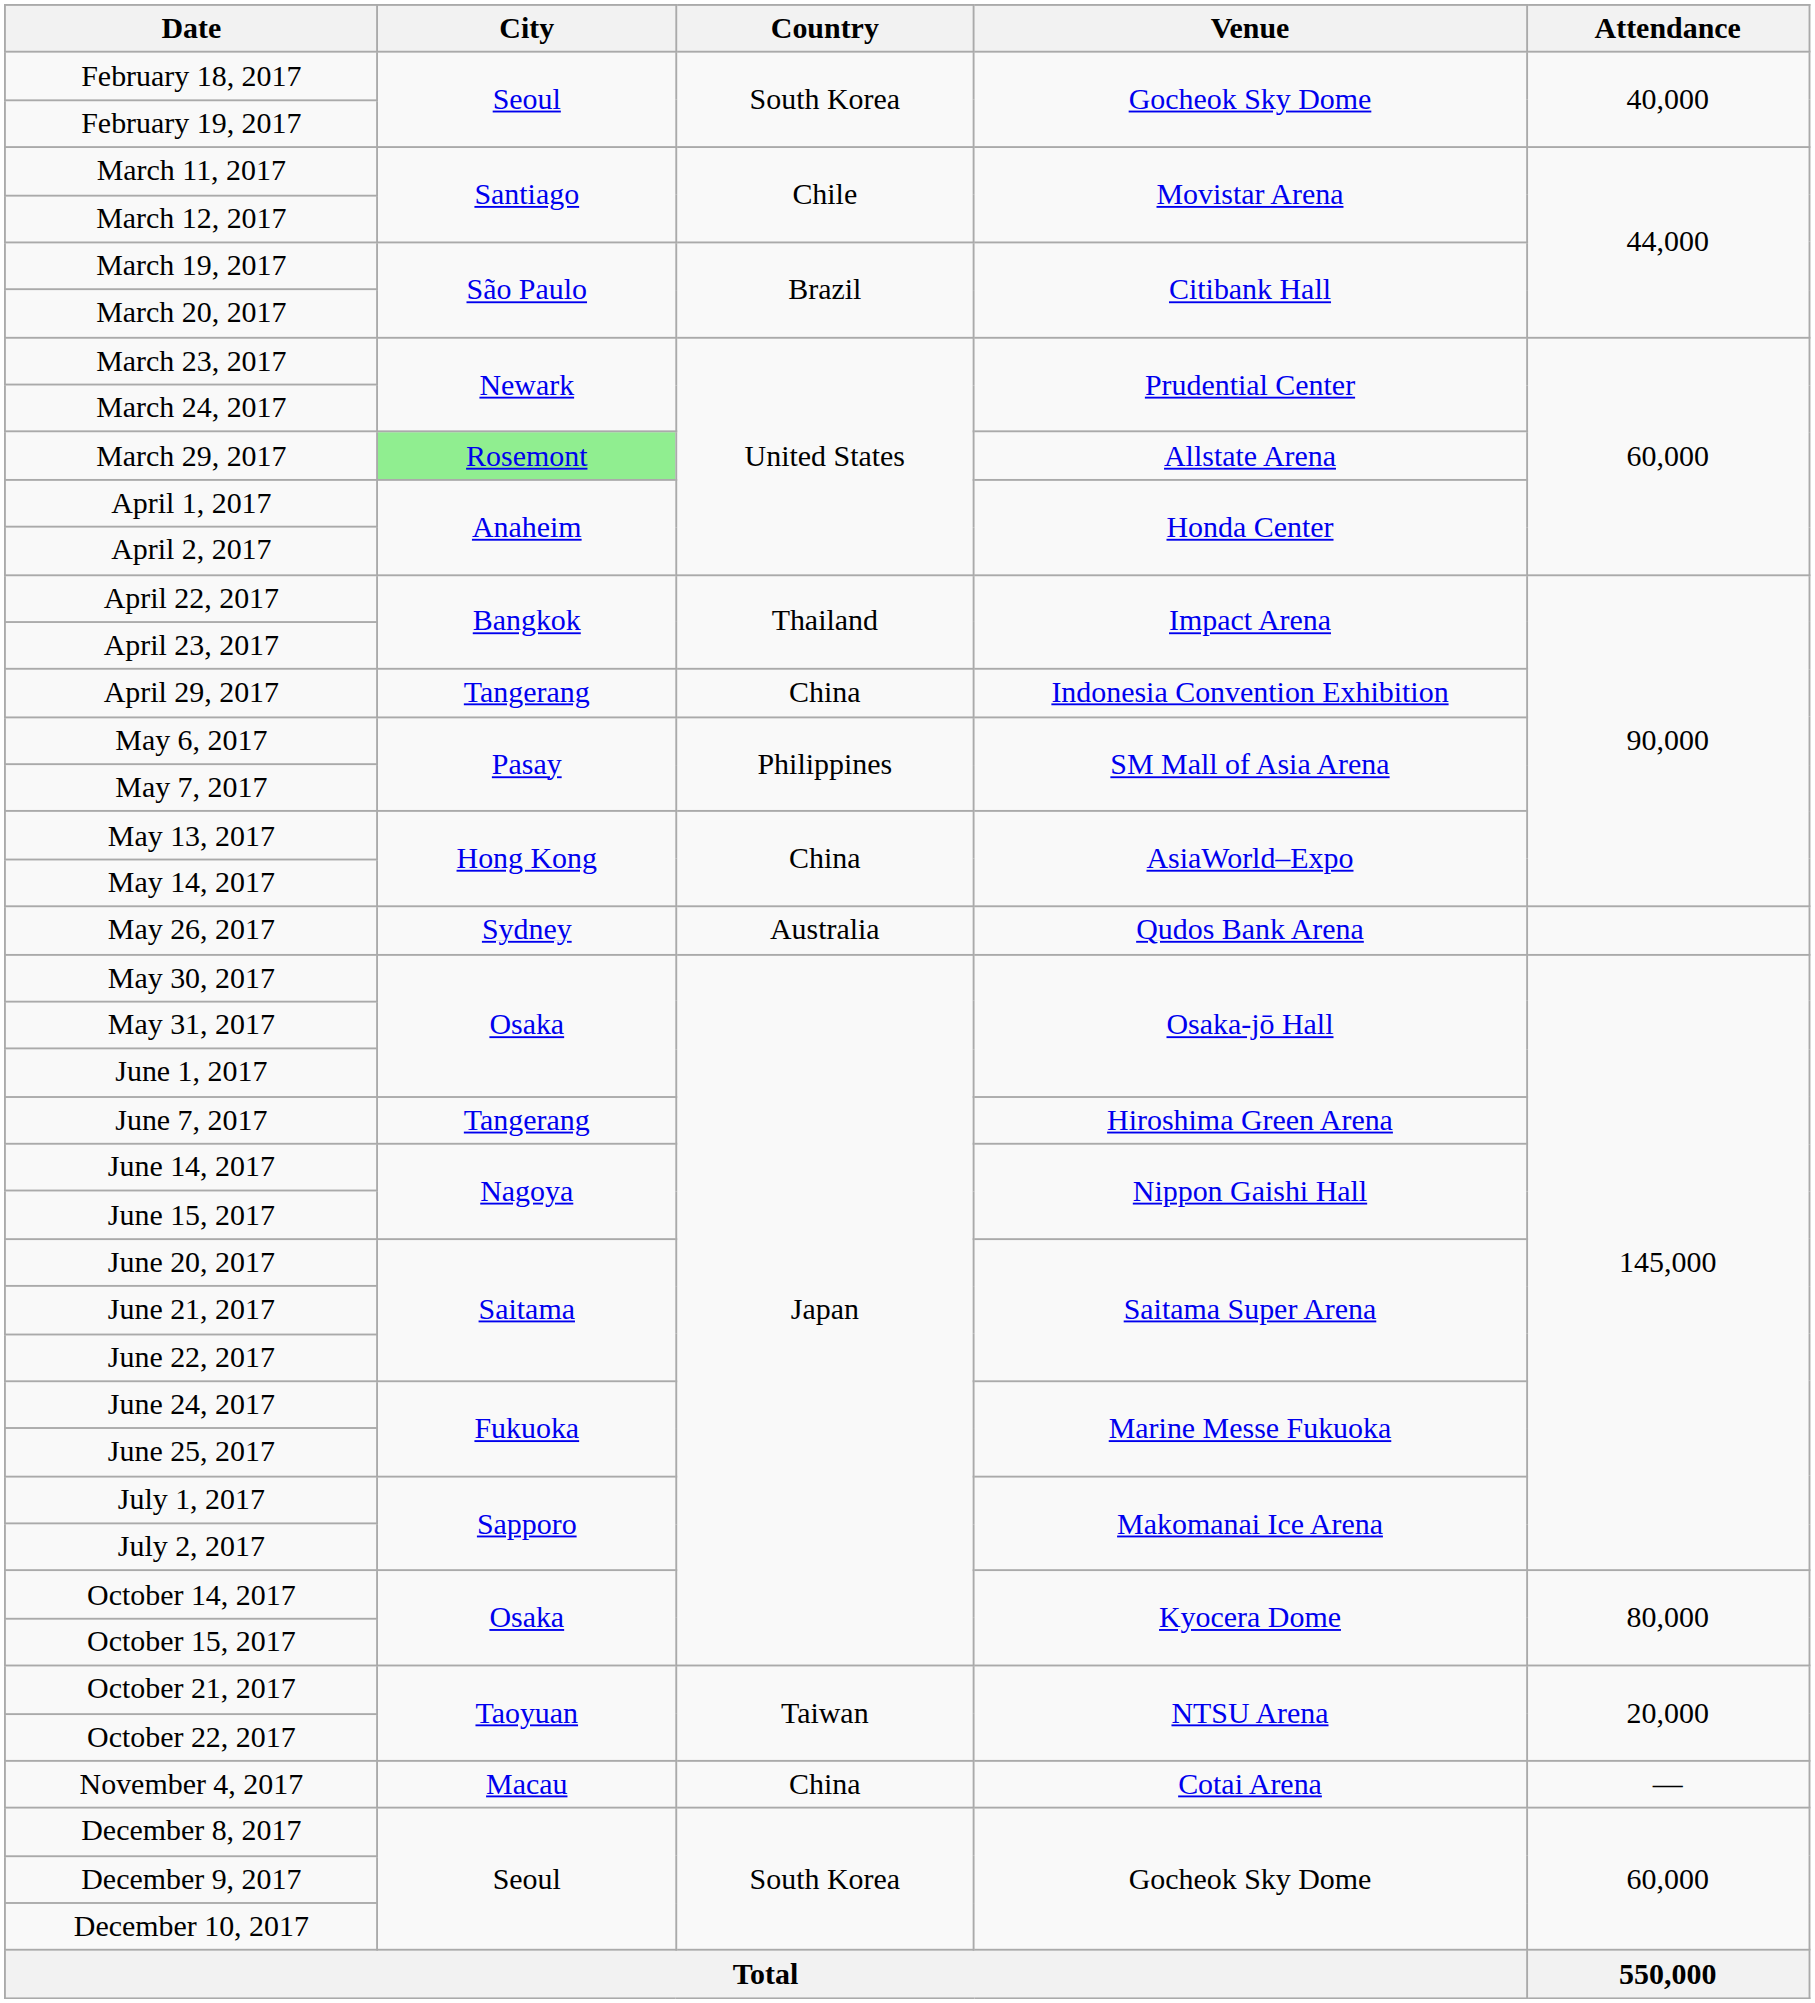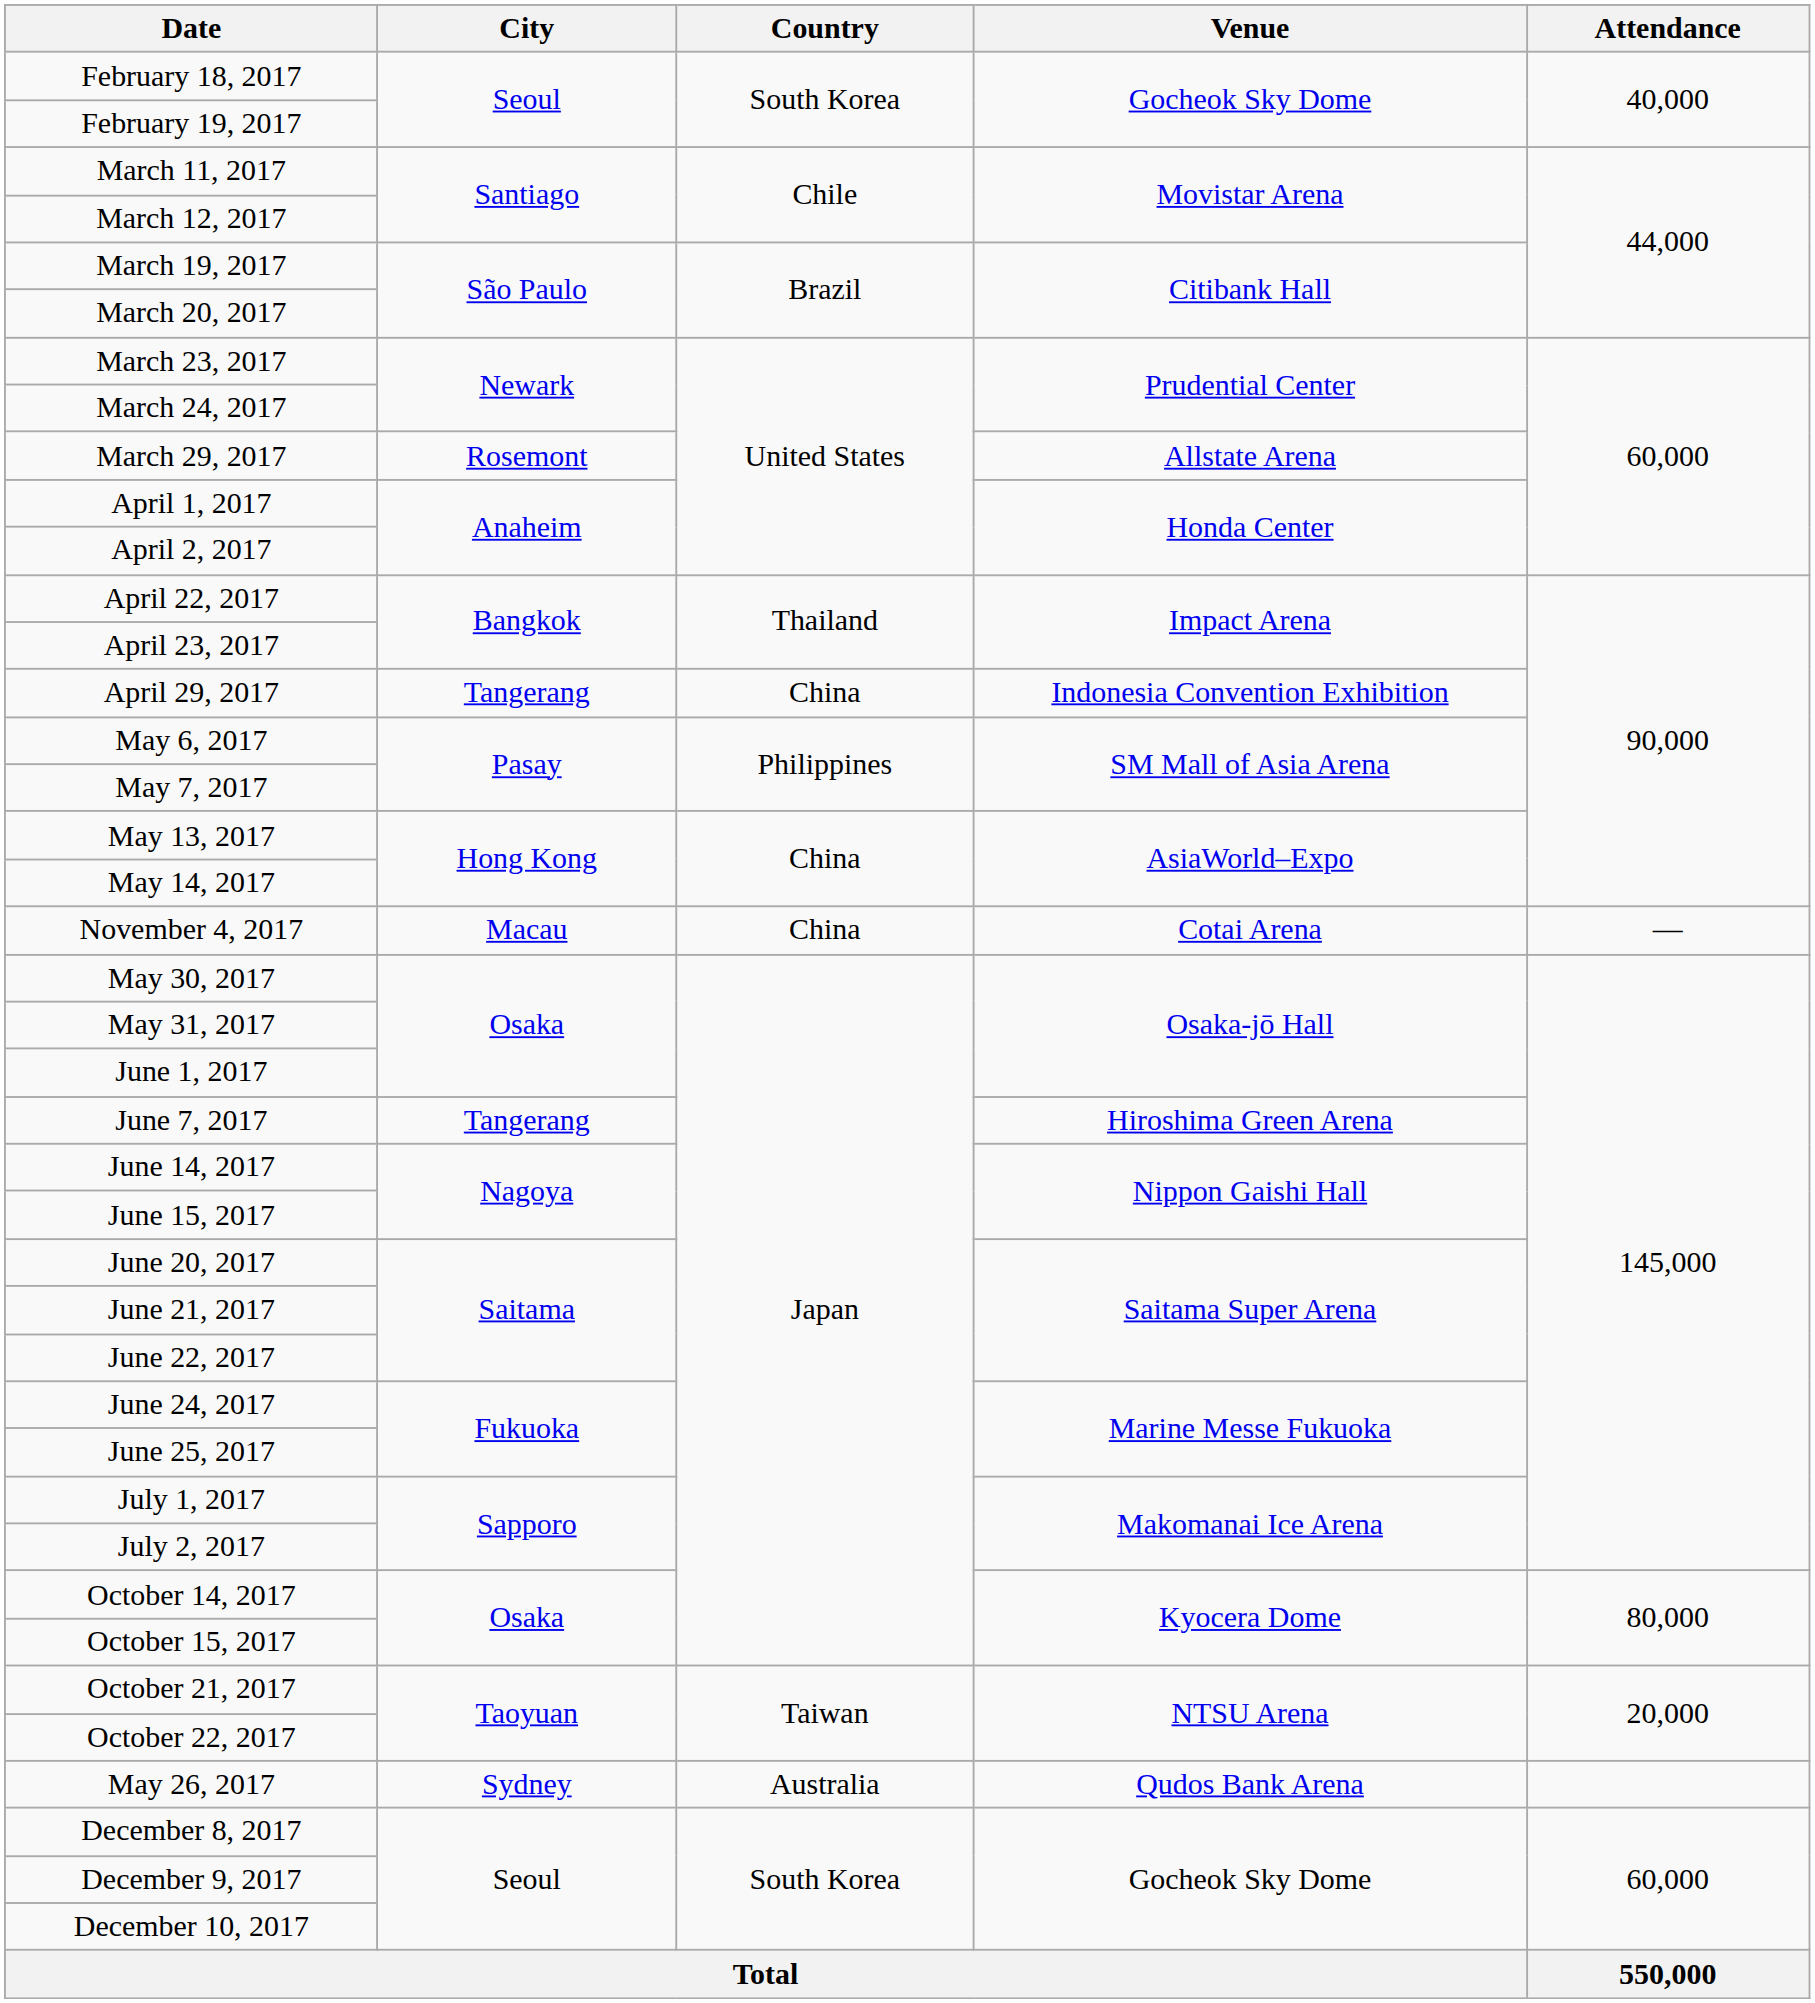(527, 455) lightgreen background -> (527, 455) no background
rows swapped: (191, 929) <-> (191, 1783)
